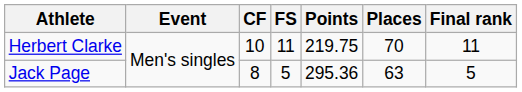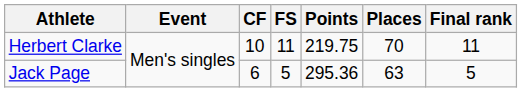(255, 74) 8 -> (255, 74) 6
